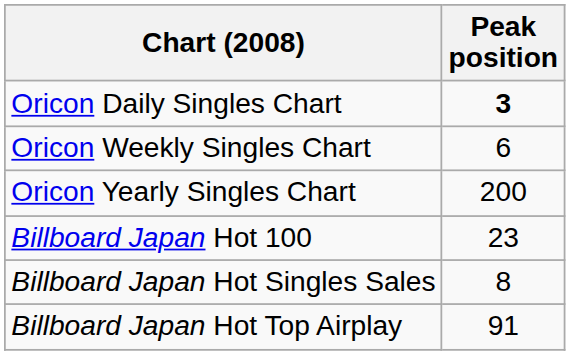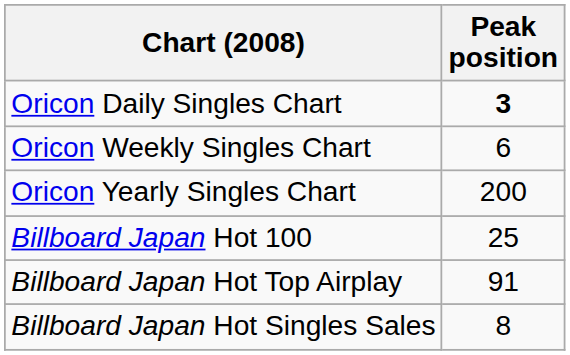(503, 237) 23 -> (503, 237) 25
rows swapped: (207, 326) <-> (223, 281)
